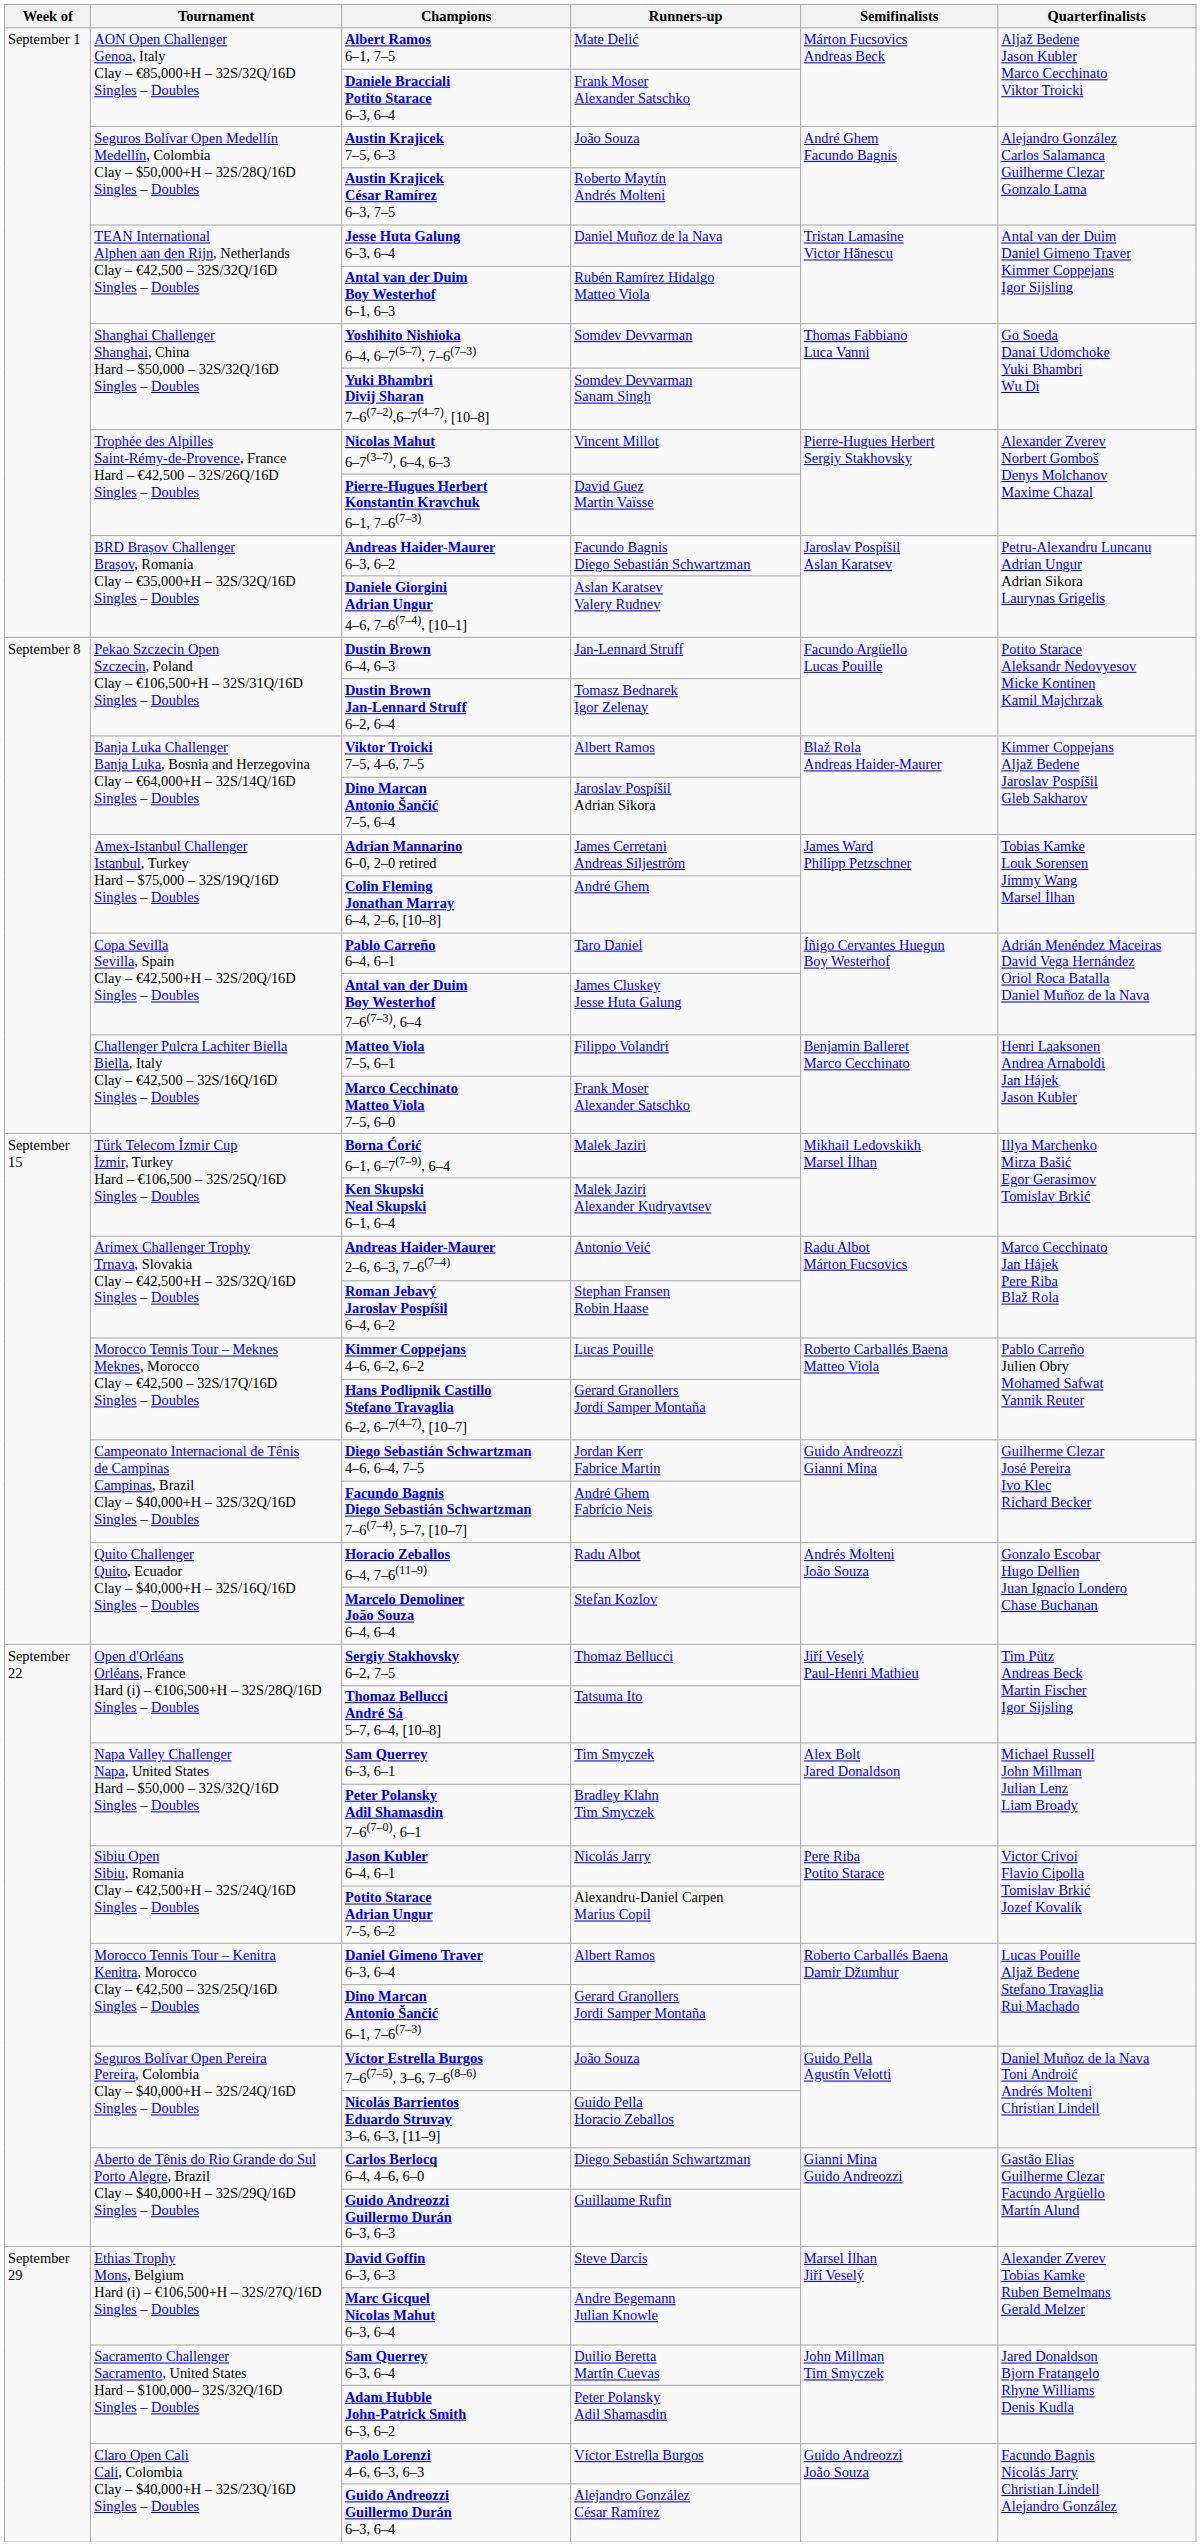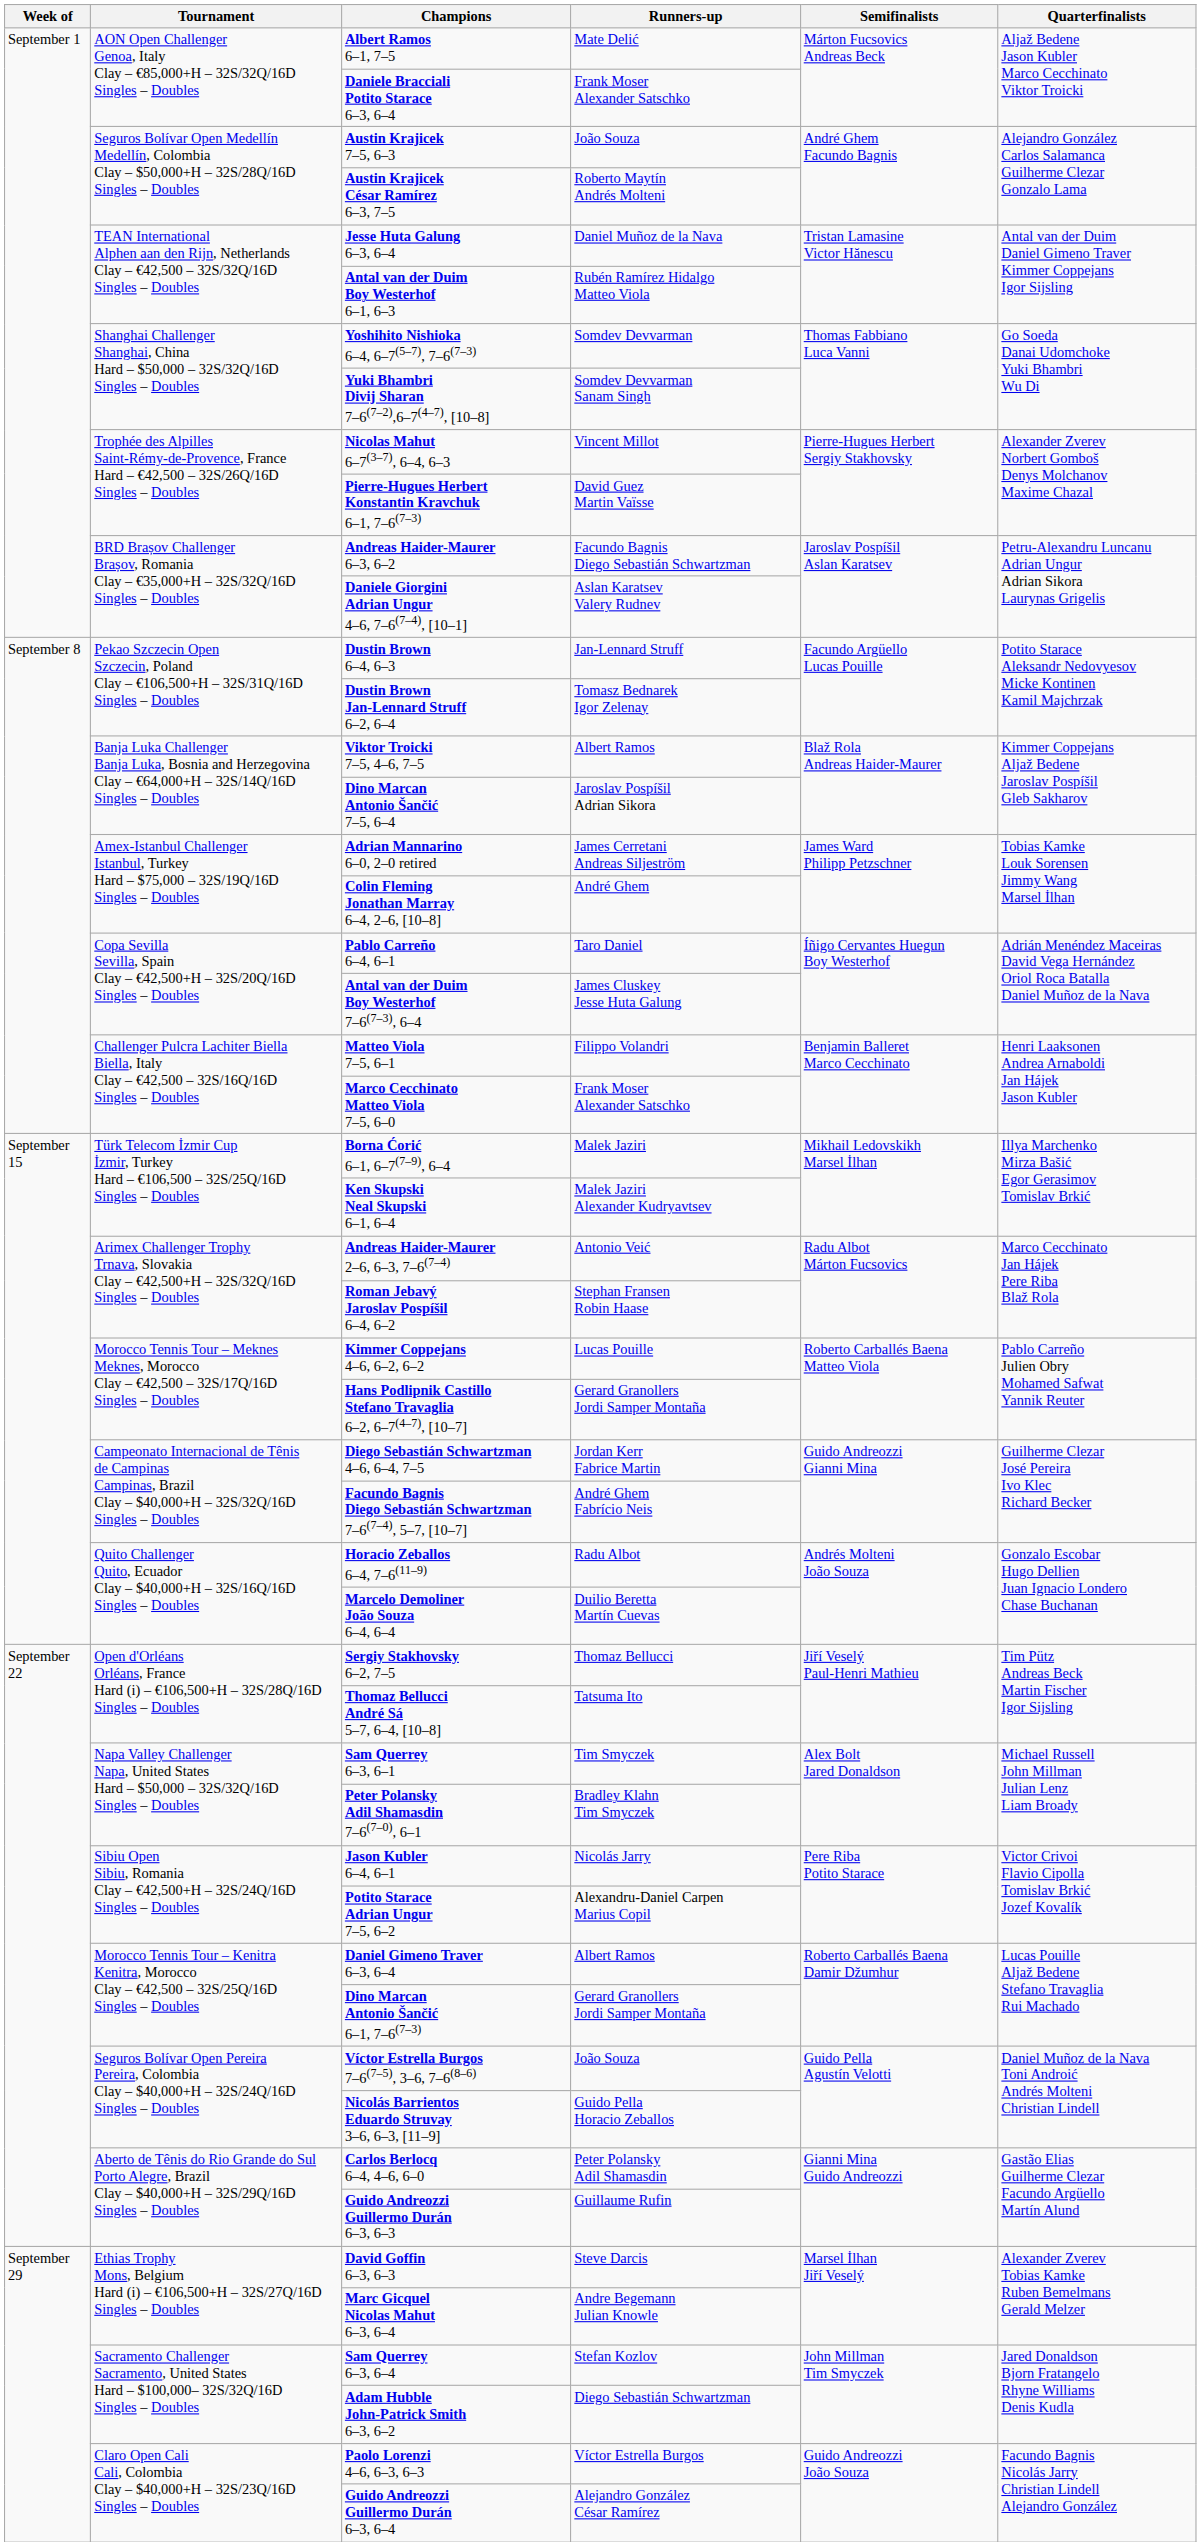(616, 1598) Stefan Kozlov -> (617, 1606) Duilio Beretta Martín Cuevas
(662, 2159) Diego Sebastián Schwartzman -> (621, 2168) Peter Polansky Adil Shamasdin
(617, 2364) Duilio Beretta Martín Cuevas -> (616, 2356) Stefan Kozlov
(621, 2405) Peter Polansky Adil Shamasdin -> (662, 2397) Diego Sebastián Schwartzman
